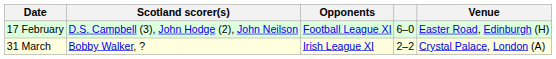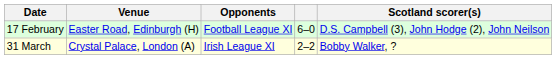columns swapped: (484, 12) <-> (183, 12)
